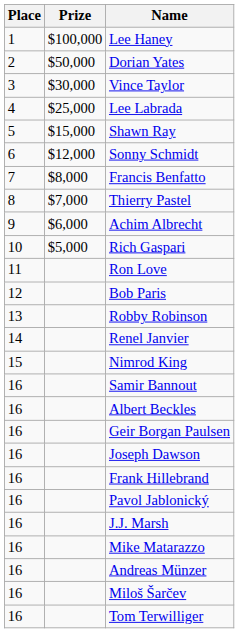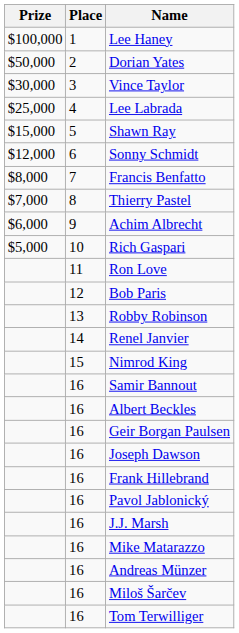columns swapped: (24, 16) <-> (75, 16)
